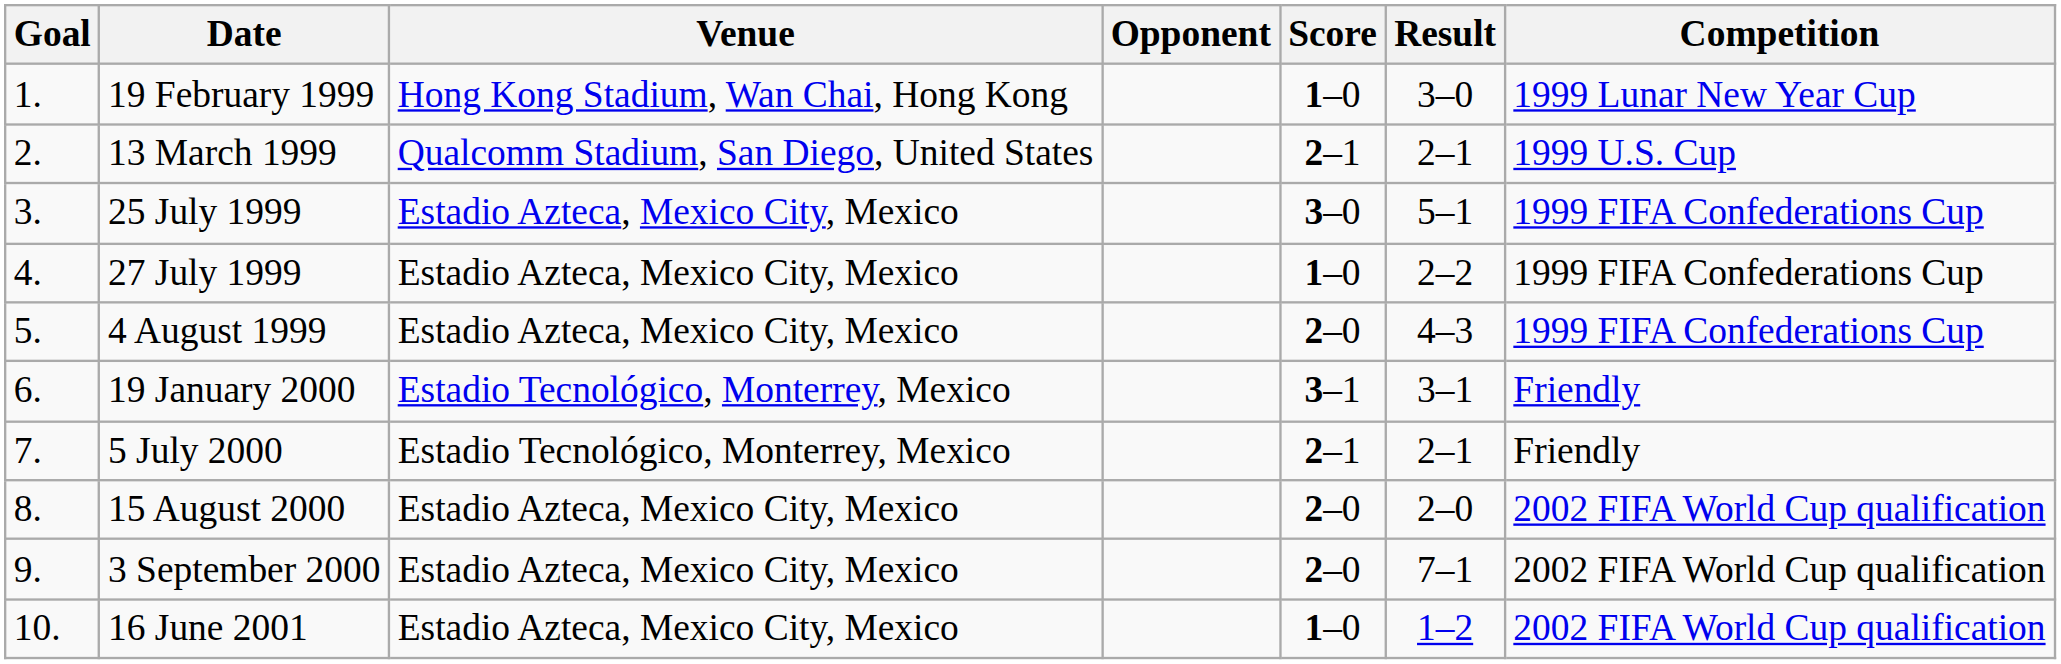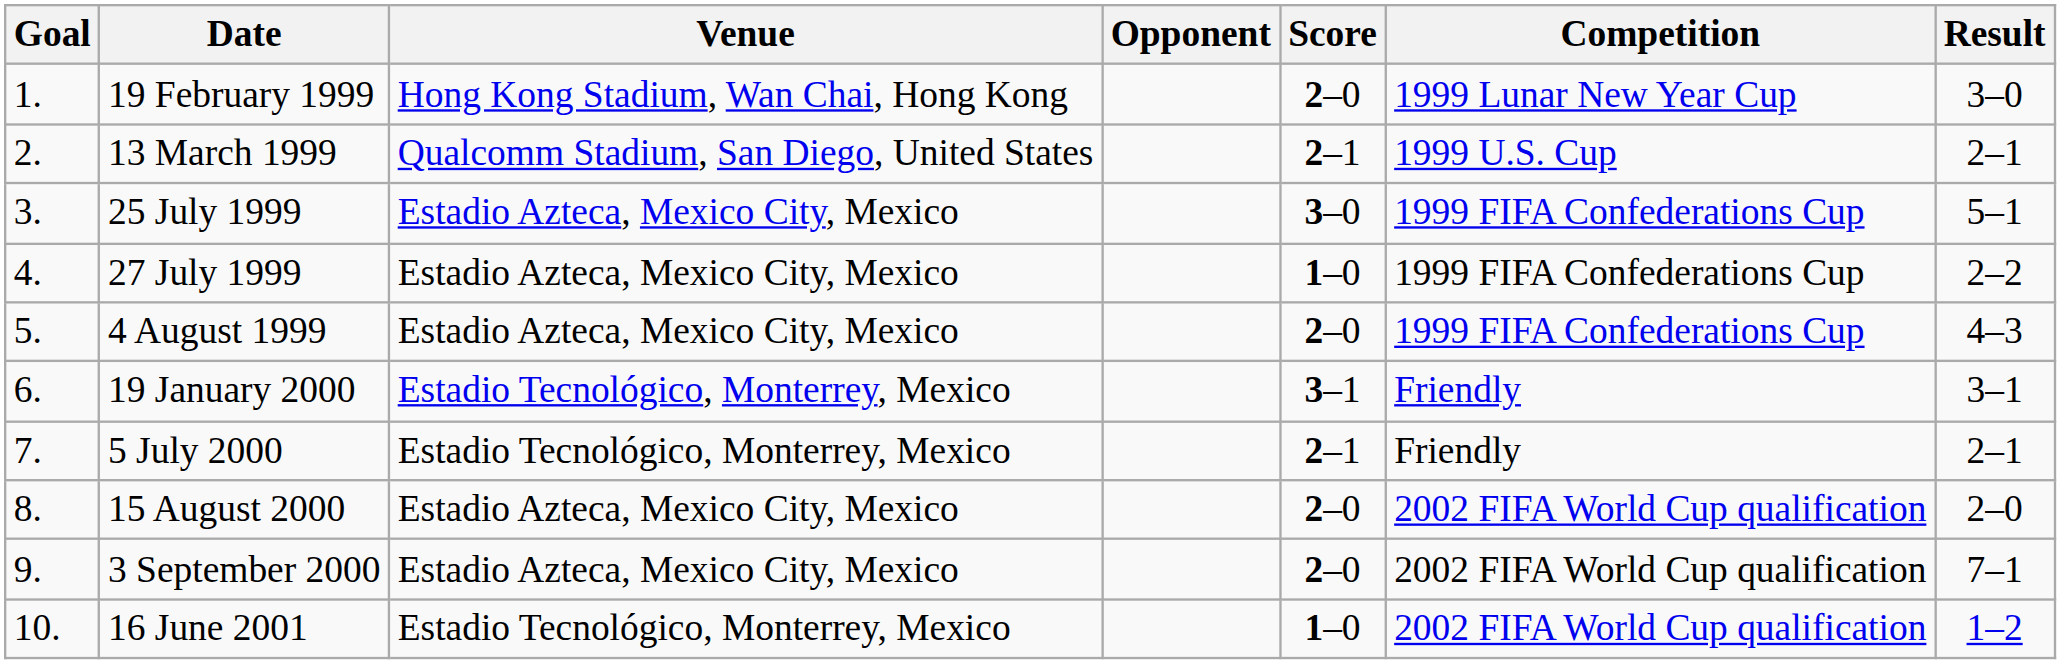columns swapped: (1445, 34) <-> (1779, 34)
(1332, 93) 1–0 -> (1332, 93) 2–0
(678, 627) Estadio Azteca, Mexico City, Mexico -> (704, 627) Estadio Tecnológico, Monterrey, Mexico
